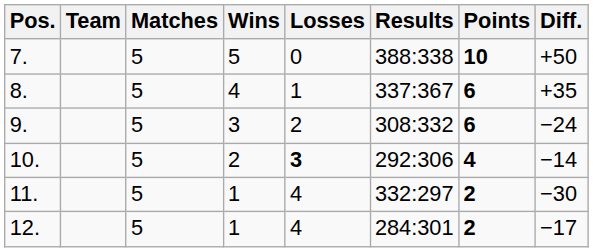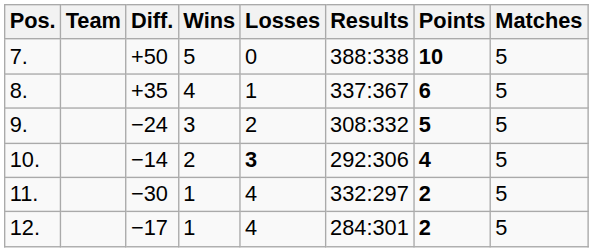columns swapped: (174, 21) <-> (561, 21)
(470, 125) 6 -> (425, 125) 5
